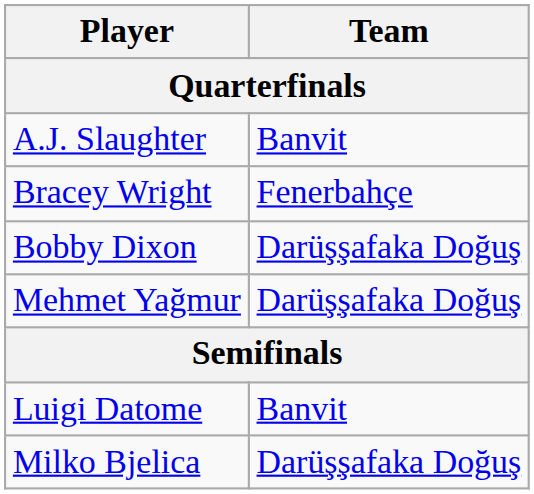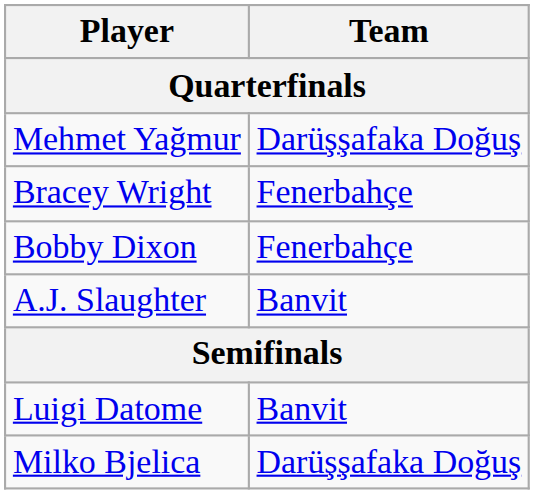rows swapped: (109, 138) <-> (127, 300)
(389, 246) Darüşşafaka Doğuş -> (335, 246) Fenerbahçe
